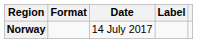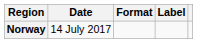columns swapped: (122, 13) <-> (69, 13)
